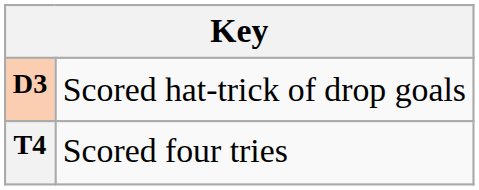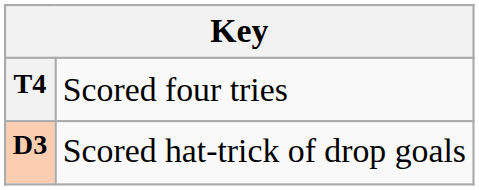rows swapped: (30, 82) <-> (30, 145)
